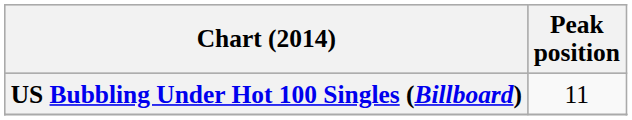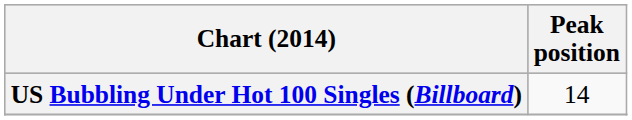(577, 93) 11 -> (577, 93) 14
